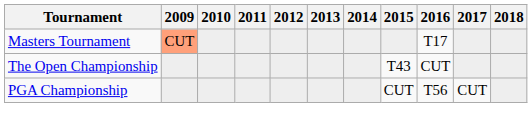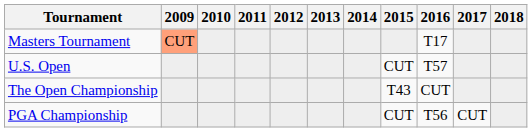+ row: (39, 66)
